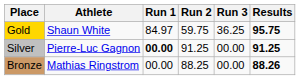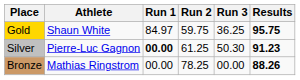(195, 48) 91.25 -> (195, 48) 61.25
(231, 48) 00.00 -> (231, 48) 50.30
(266, 48) 91.25 -> (266, 48) 91.23
(195, 65) 88.25 -> (195, 65) 78.25
